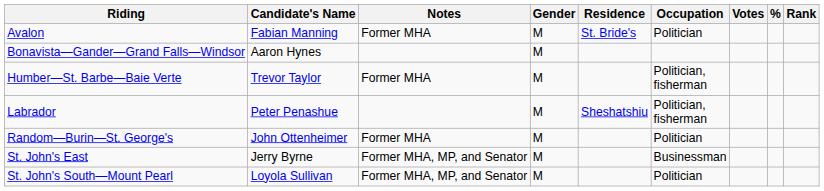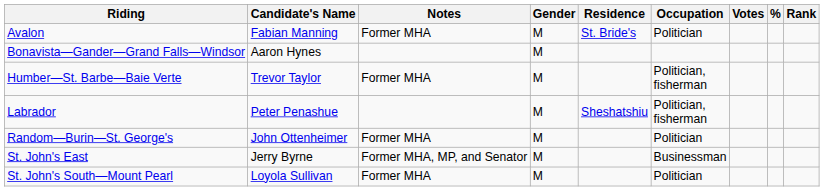(444, 176) Former MHA, MP, and Senator -> (396, 176) Former MHA
